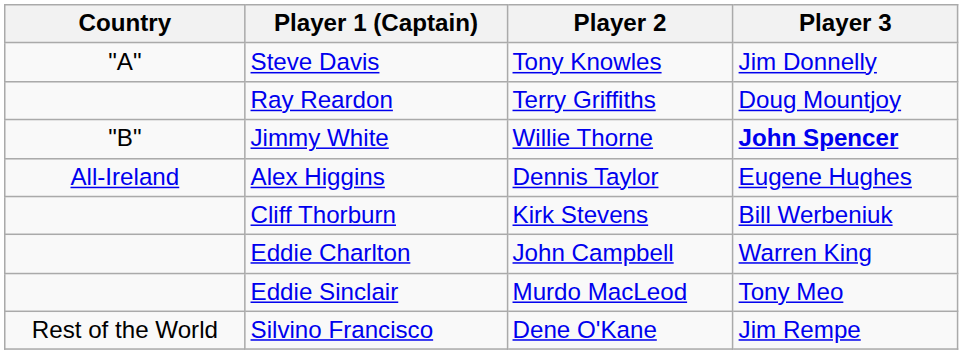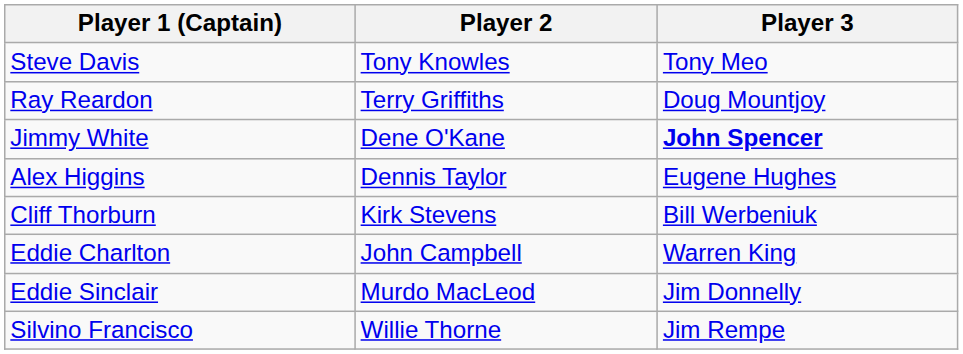- column: (125, 23)
(808, 61) Jim Donnelly -> (715, 61) Tony Meo
(583, 138) Willie Thorne -> (433, 138) Dene O'Kane
(791, 291) Tony Meo -> (732, 291) Jim Donnelly
(585, 330) Dene O'Kane -> (431, 330) Willie Thorne
